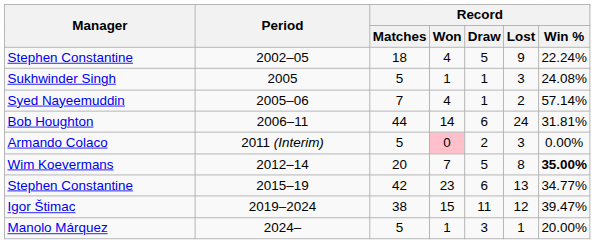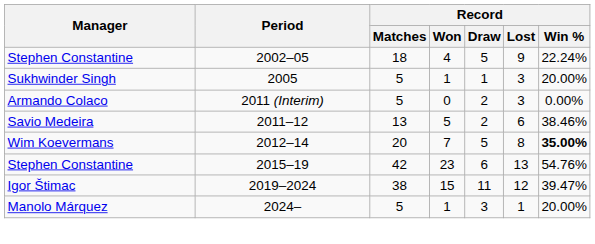(564, 79) 24.08% -> (564, 79) 20.00%
- row: (66, 100)
- row: (50, 121)
(447, 143) pink background -> (447, 100) no background
+ row: (50, 121)
(564, 185) 34.77% -> (564, 164) 54.76%
